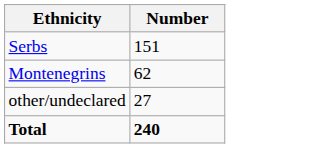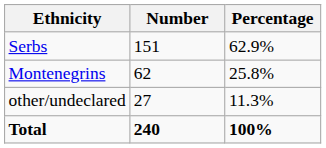+ column: (273, 18)
